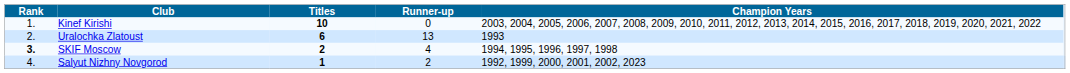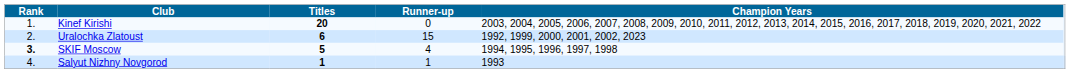(322, 24) 10 -> (322, 24) 20
(428, 36) 13 -> (428, 36) 15
(493, 36) 1993 -> (564, 36) 1992, 1999, 2000, 2001, 2002, 2023
(322, 49) 2 -> (322, 49) 5
(428, 62) 2 -> (428, 62) 1
(564, 62) 1992, 1999, 2000, 2001, 2002, 2023 -> (493, 62) 1993
